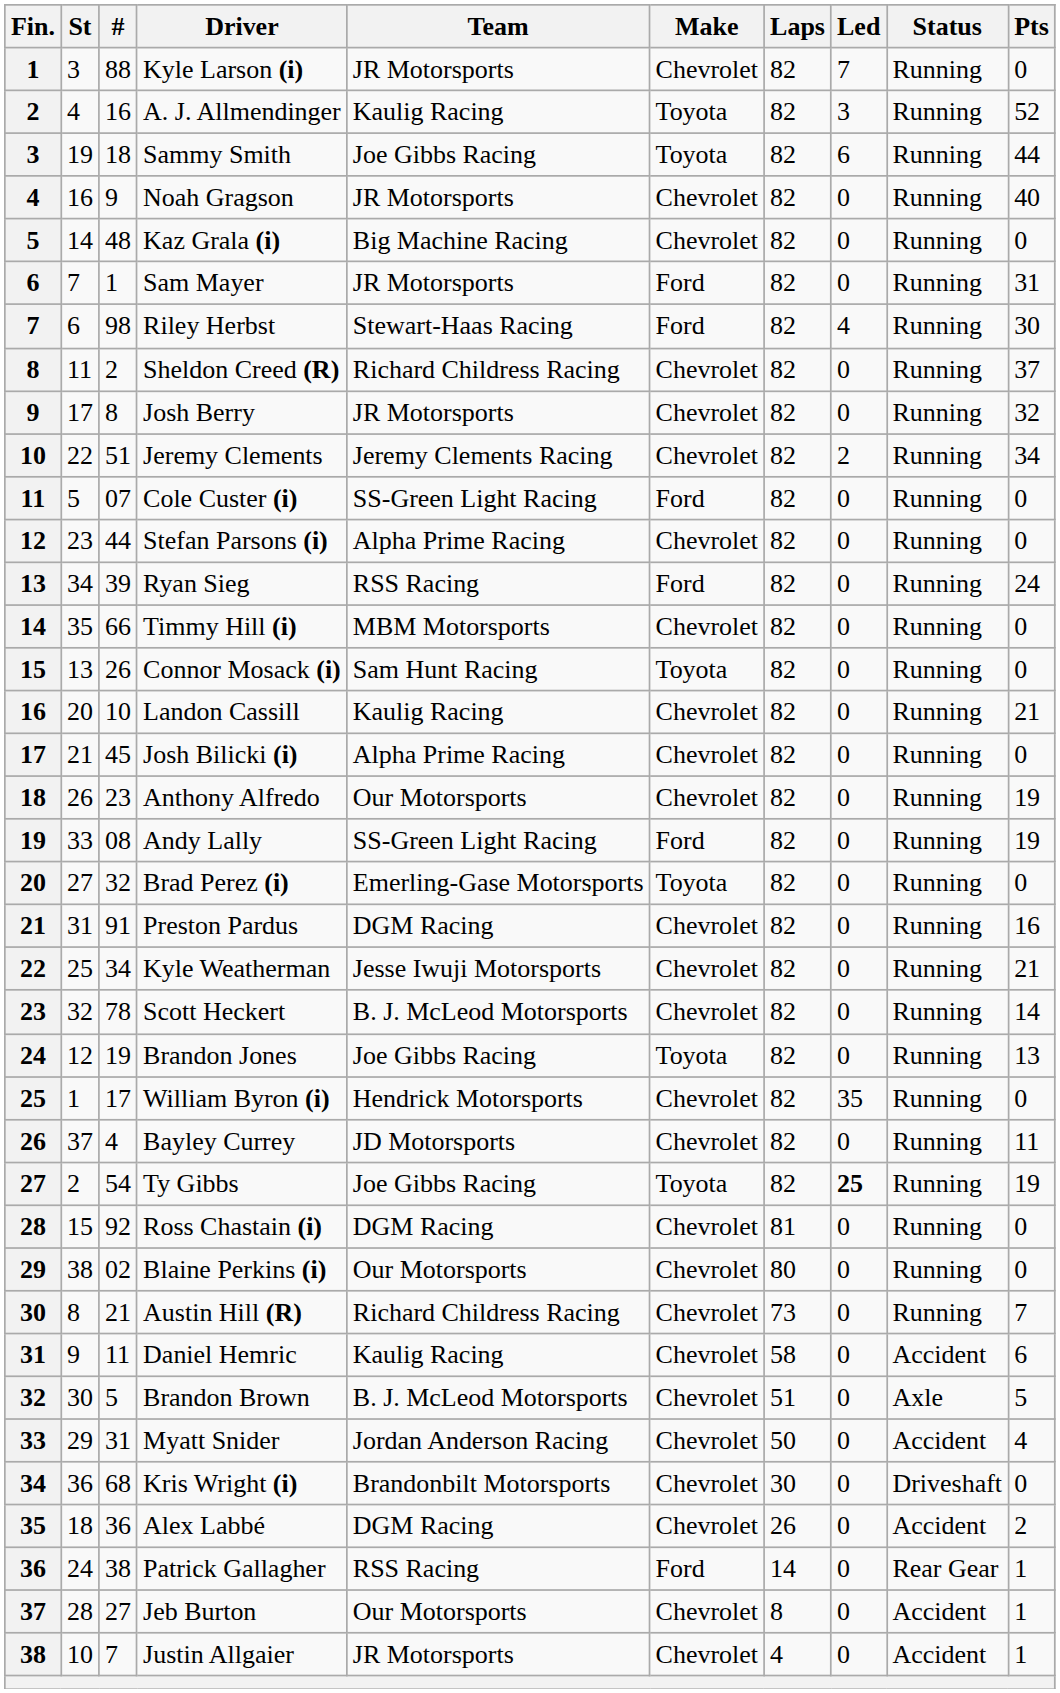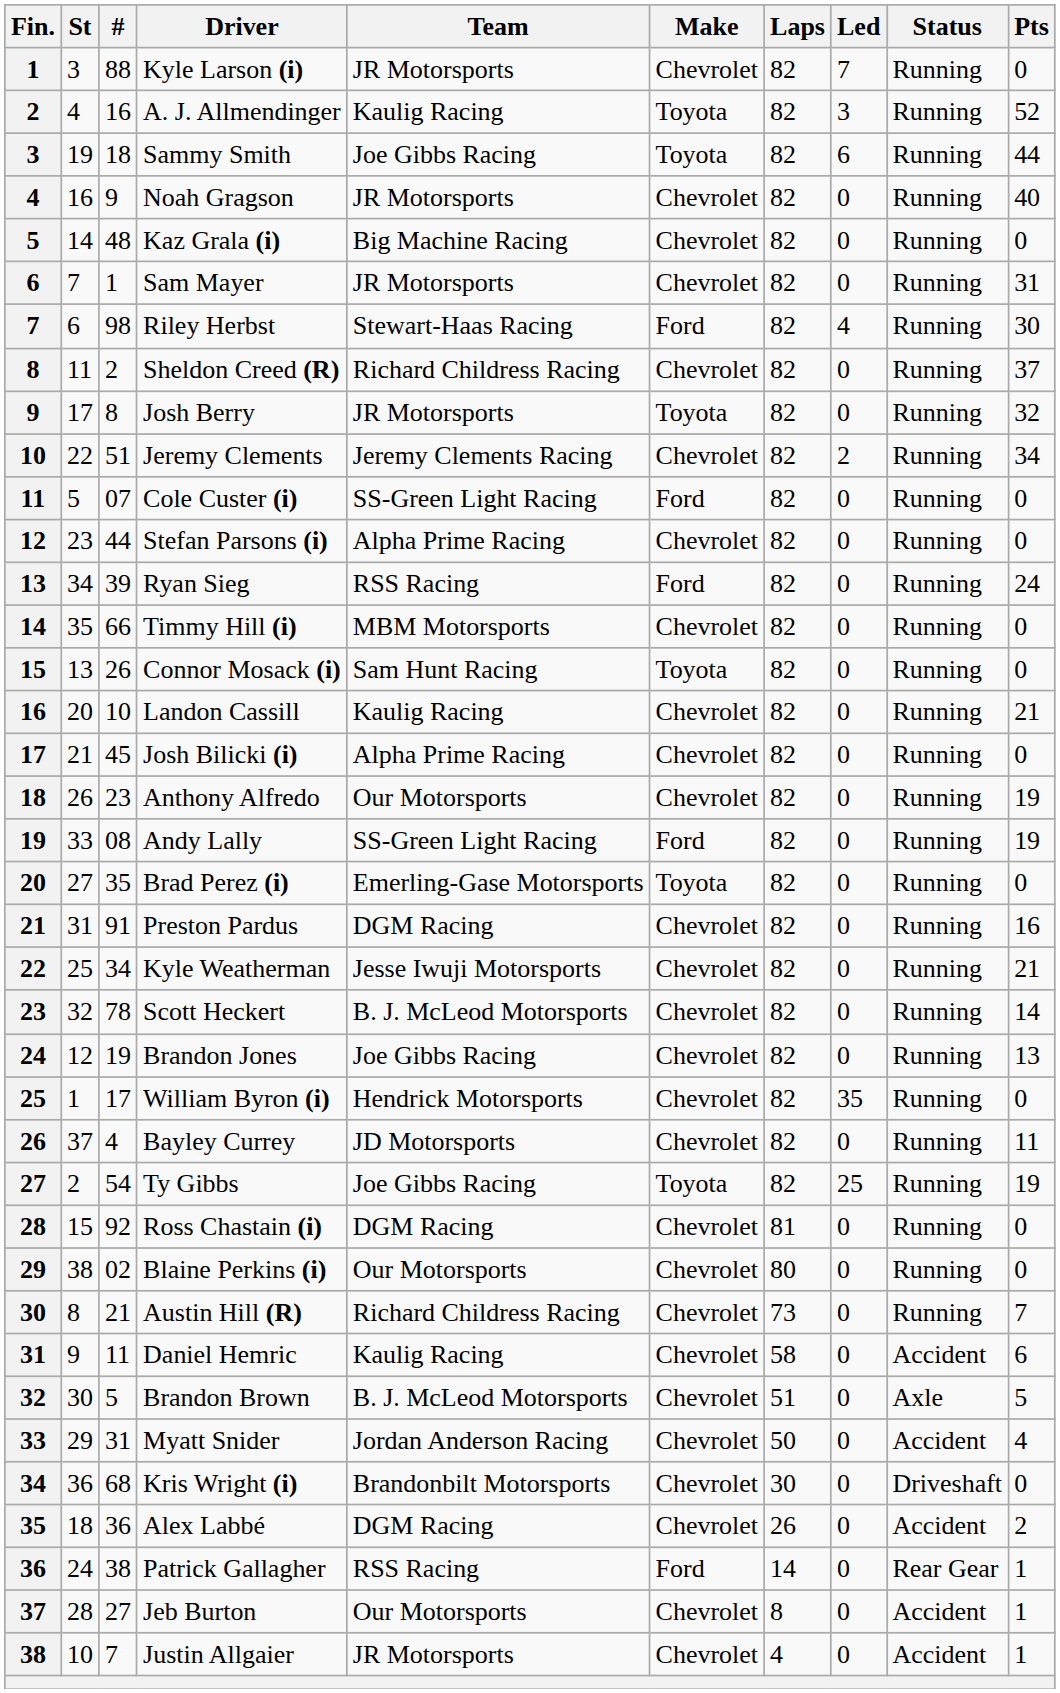(680, 283) Ford -> (707, 283) Chevrolet
(707, 411) Chevrolet -> (691, 411) Toyota
(118, 883) 32 -> (118, 883) 35
(691, 1054) Toyota -> (707, 1054) Chevrolet
(850, 1183) bold -> (850, 1183) normal
